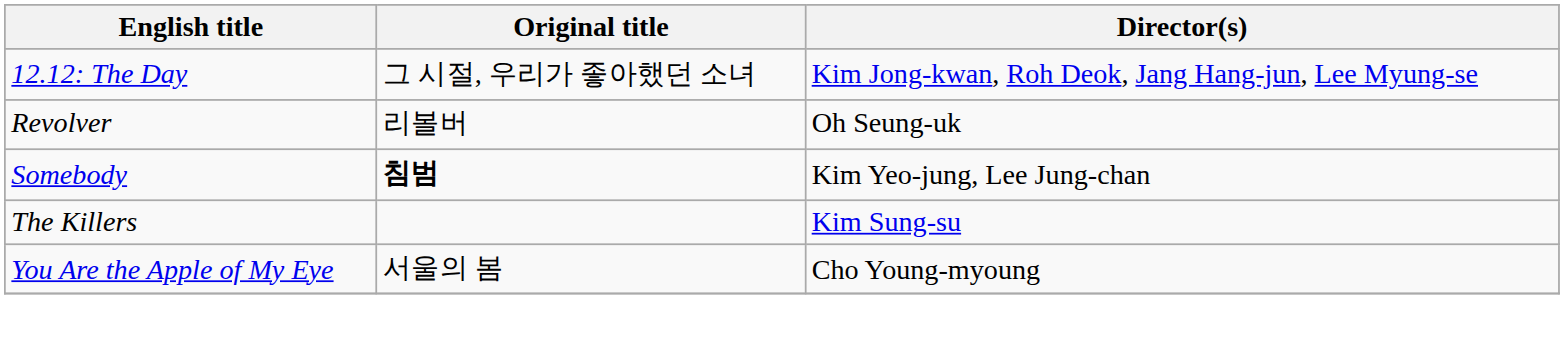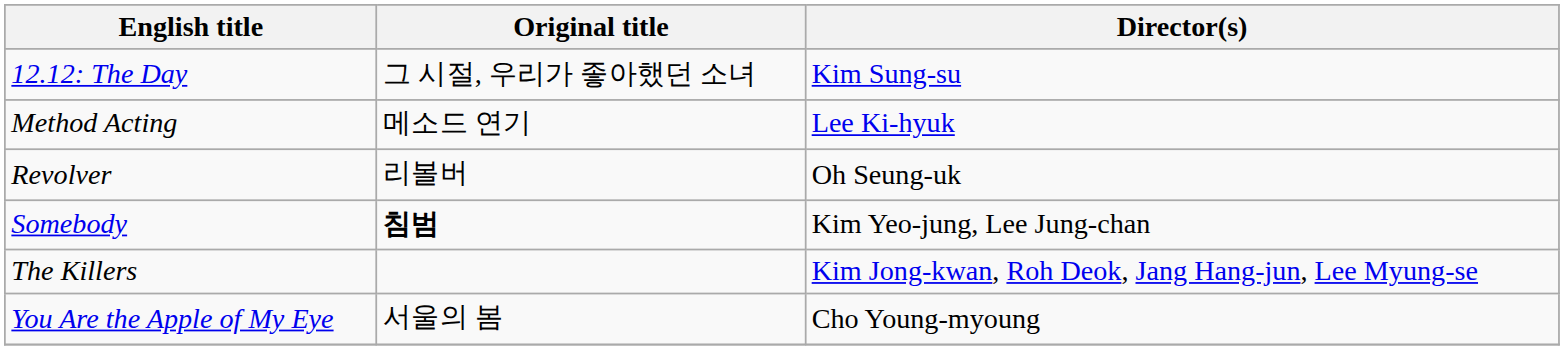(1145, 74) Kim Jong-kwan, Roh Deok, Jang Hang-jun, Lee Myung-se -> (886, 74) Kim Sung-su
+ row: (94, 124)
(886, 221) Kim Sung-su -> (1145, 271) Kim Jong-kwan, Roh Deok, Jang Hang-jun, Lee Myung-se
